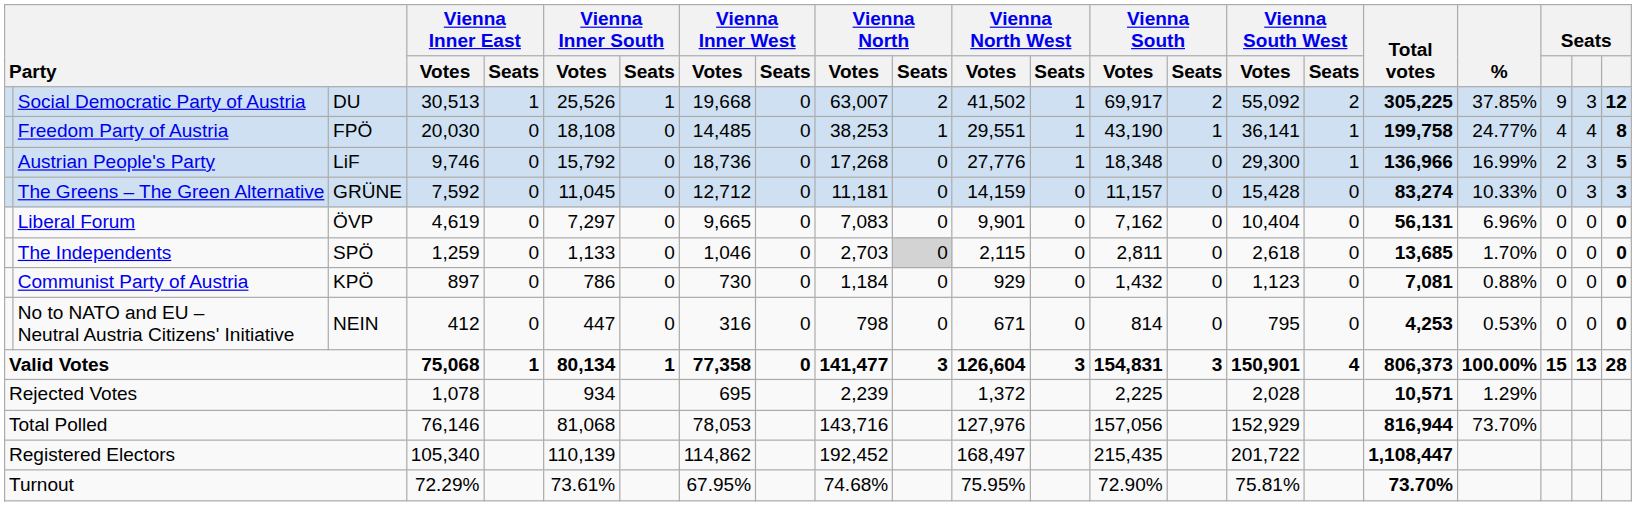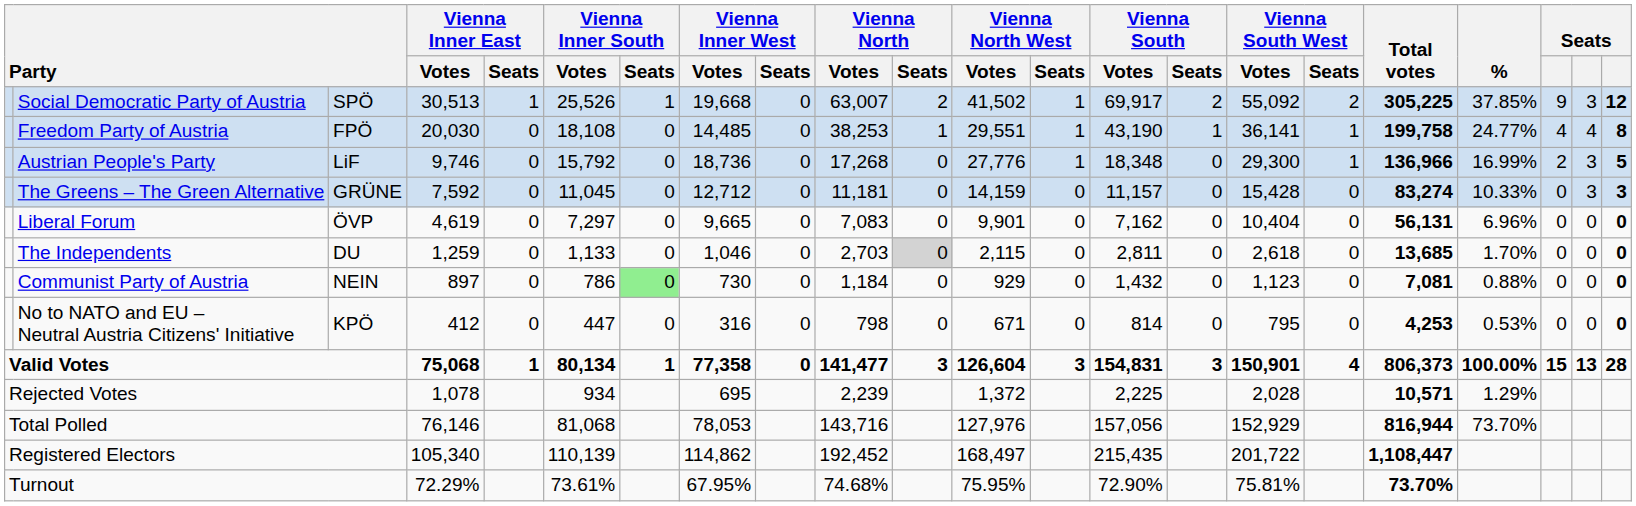(347, 101) DU -> (353, 101) SPÖ
(353, 252) SPÖ -> (347, 252) DU
(353, 282) KPÖ -> (356, 282) NEIN
(670, 282) no background -> (670, 282) lightgreen background
(356, 323) NEIN -> (353, 323) KPÖ
